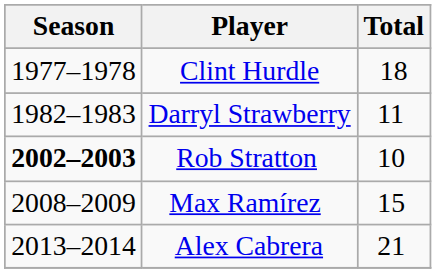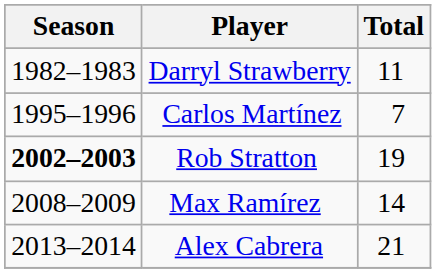- row: (250, 70)
+ row: (245, 114)
(384, 158) 10 -> (384, 158) 19
(384, 202) 15 -> (384, 202) 14
